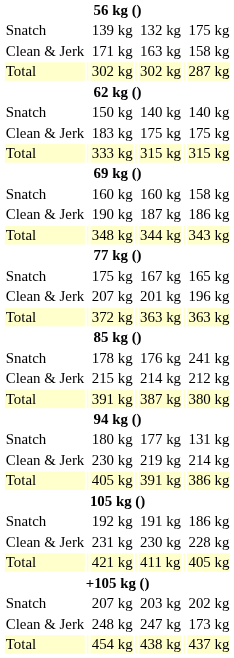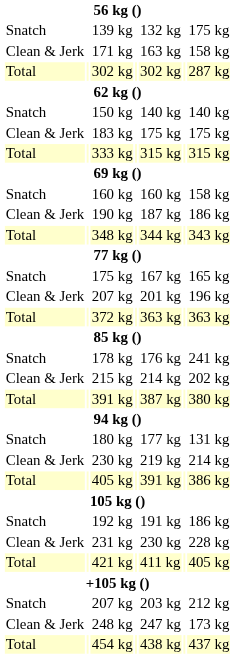(209, 378) 212 kg -> (209, 378) 202 kg
(209, 603) 202 kg -> (209, 603) 212 kg
